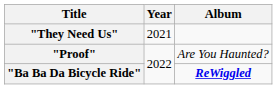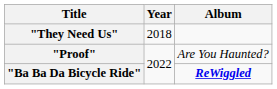(159, 34) 2021 -> (159, 34) 2018
